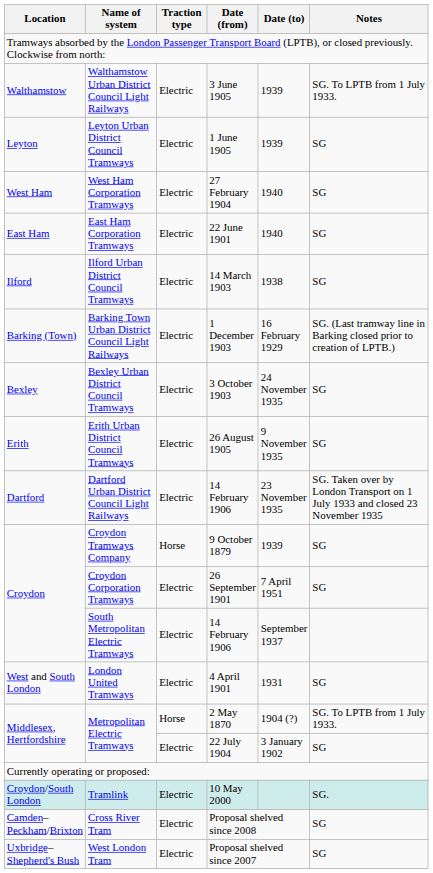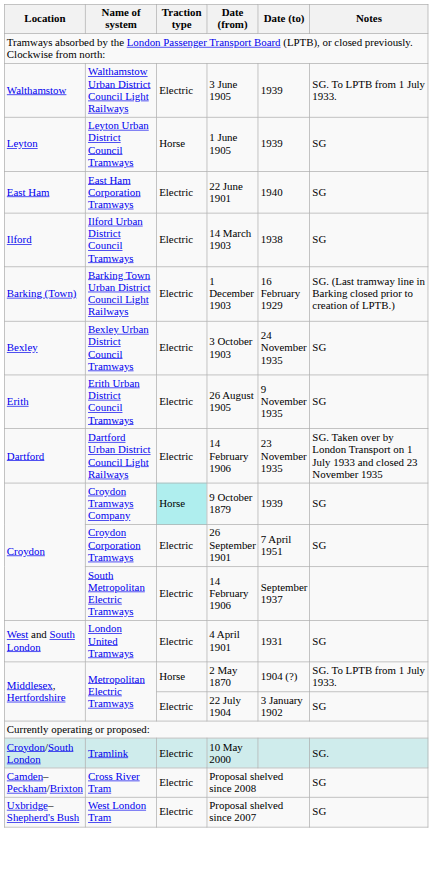(176, 144) Electric -> (172, 144) Horse
- row: (114, 192)
(172, 545) no background -> (172, 503) paleturquoise background
